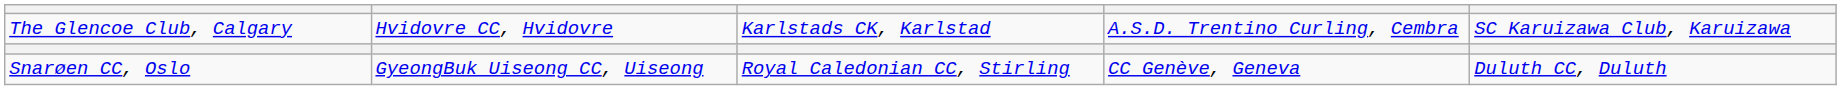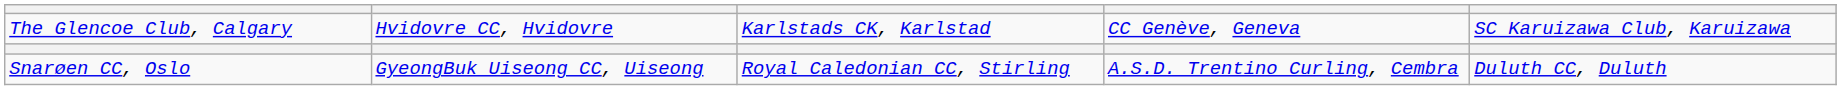(1283, 29) A.S.D. Trentino Curling, Cembra -> (1204, 29) CC Genève, Geneva
(1204, 69) CC Genève, Geneva -> (1283, 69) A.S.D. Trentino Curling, Cembra
